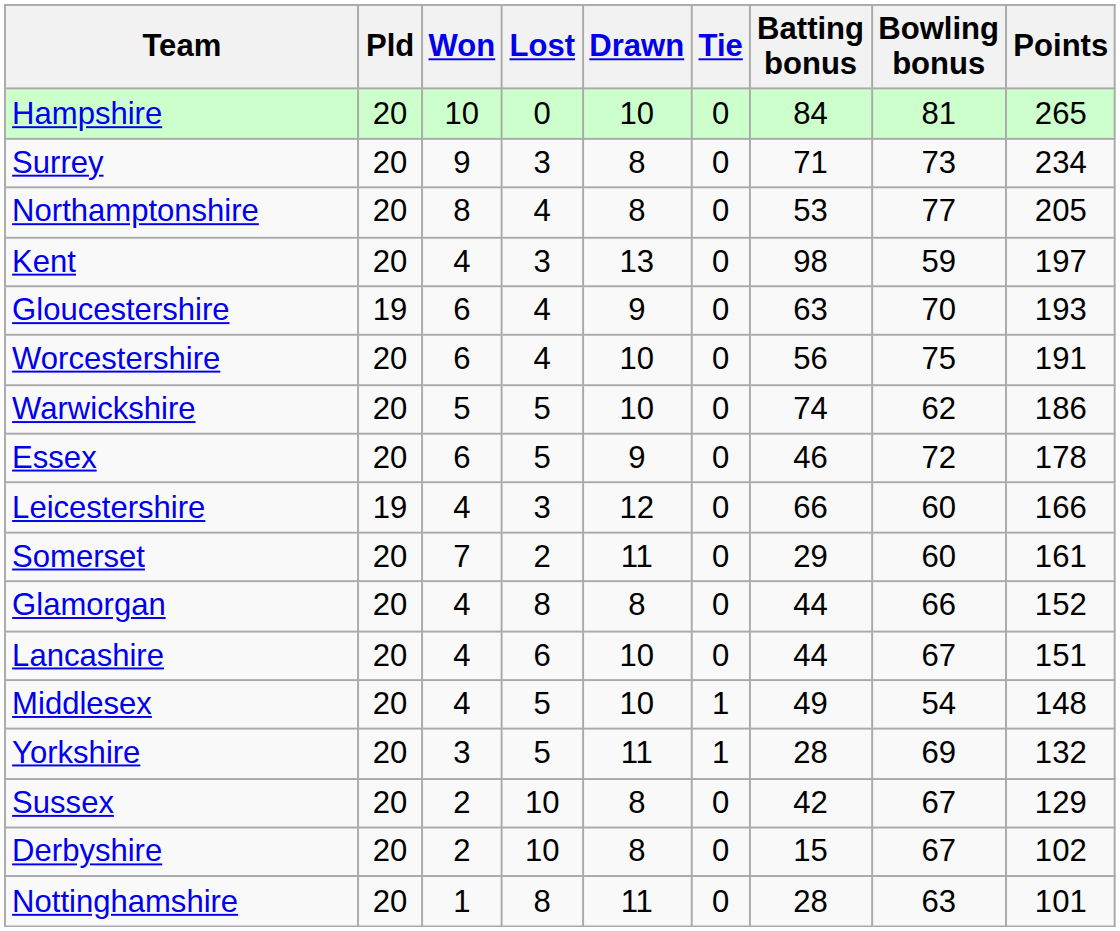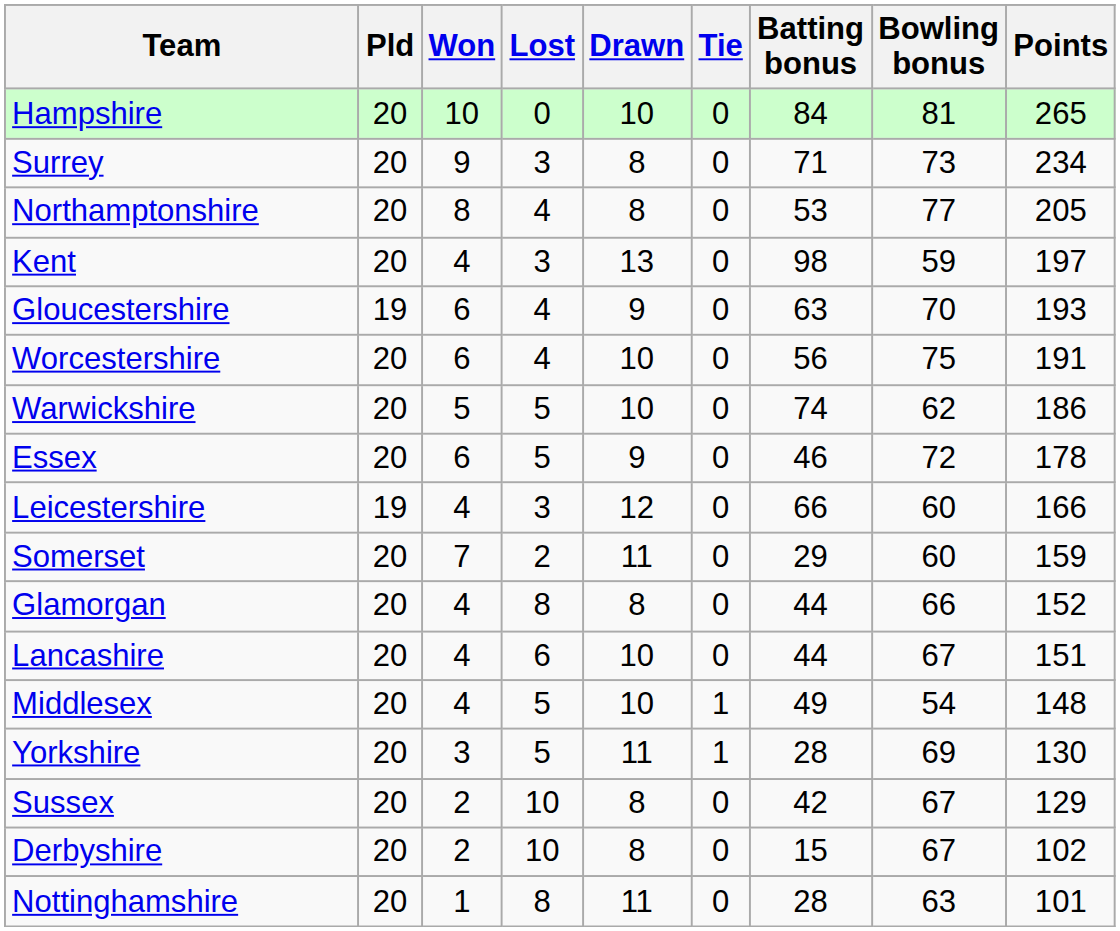(1061, 556) 161 -> (1061, 556) 159
(1061, 753) 132 -> (1061, 753) 130
